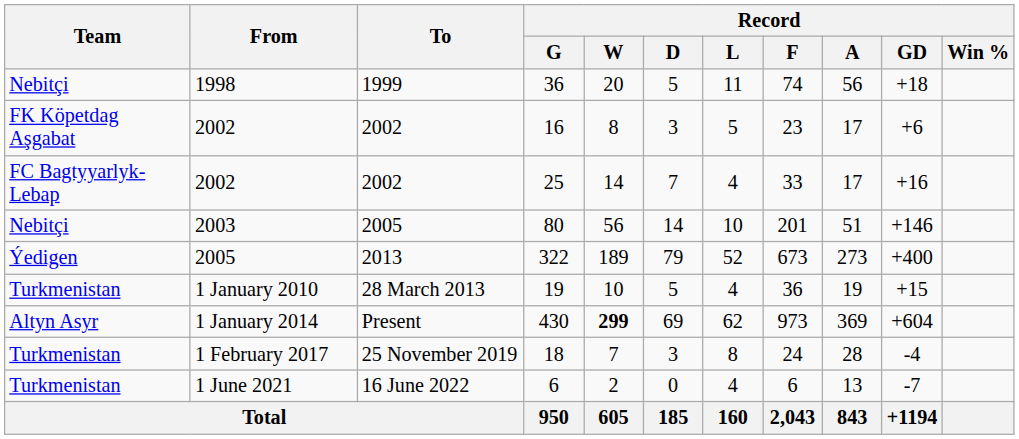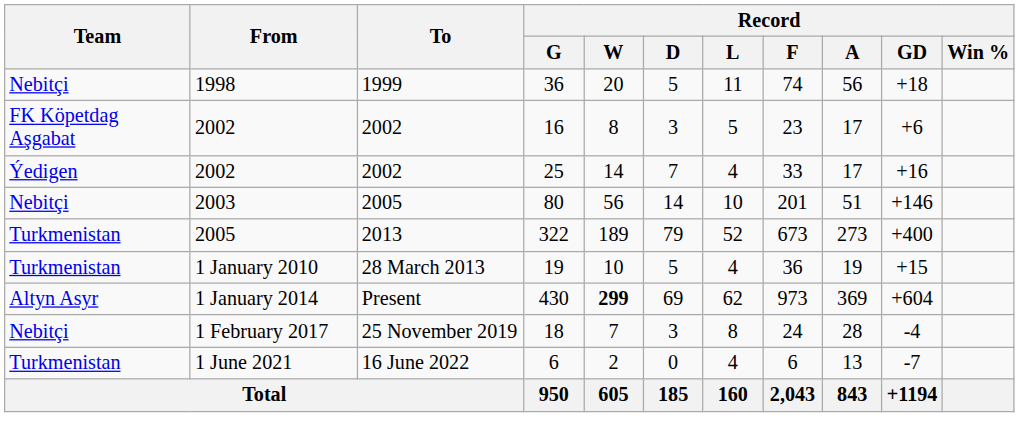(77, 182) FC Bagtyyarlyk-Lebap -> (43, 171) Ýedigen
(43, 257) Ýedigen -> (65, 235) Turkmenistan
(65, 353) Turkmenistan -> (39, 330) Nebitçi
